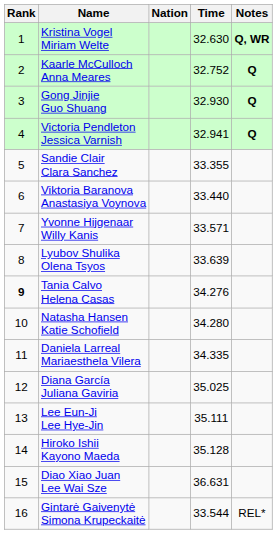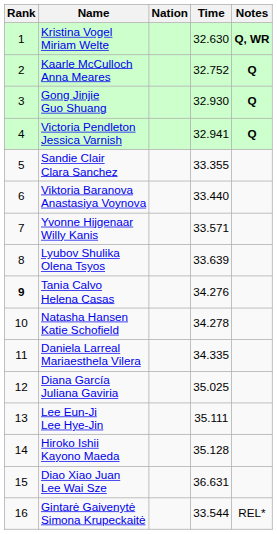(211, 323) 34.280 -> (211, 323) 34.278
